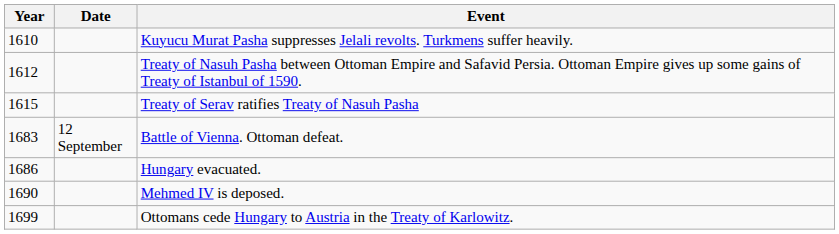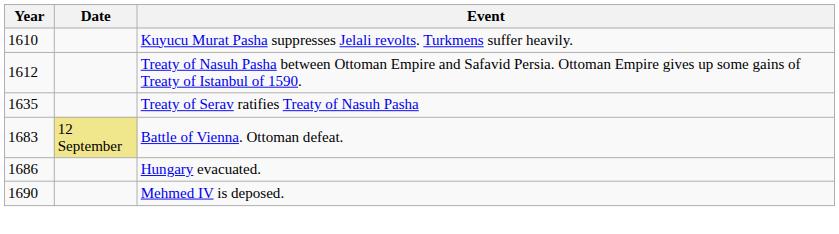(23, 104) 1615 -> (23, 104) 1635
(90, 137) no background -> (90, 137) khaki background
- row: (327, 217)
